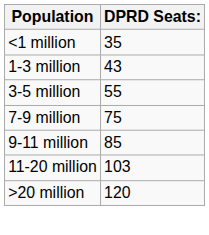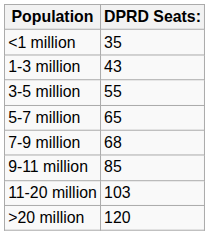+ row: (44, 117)
(113, 117) 75 -> (113, 142) 68
